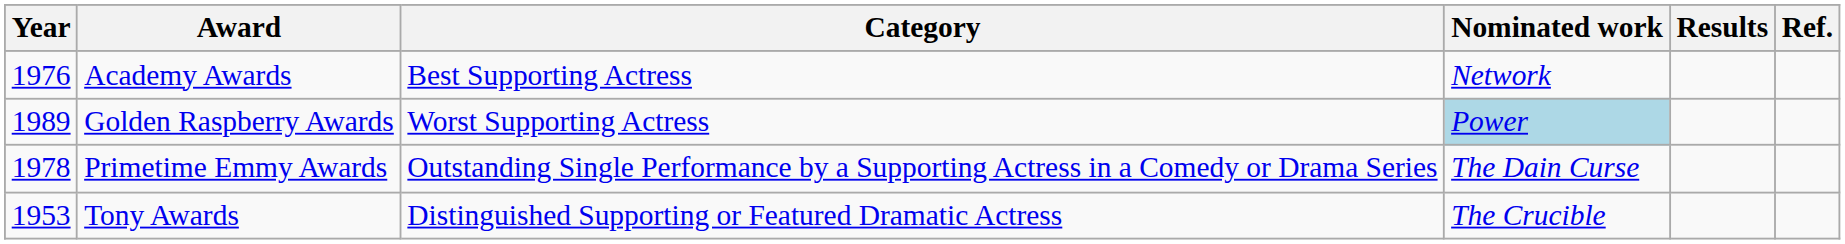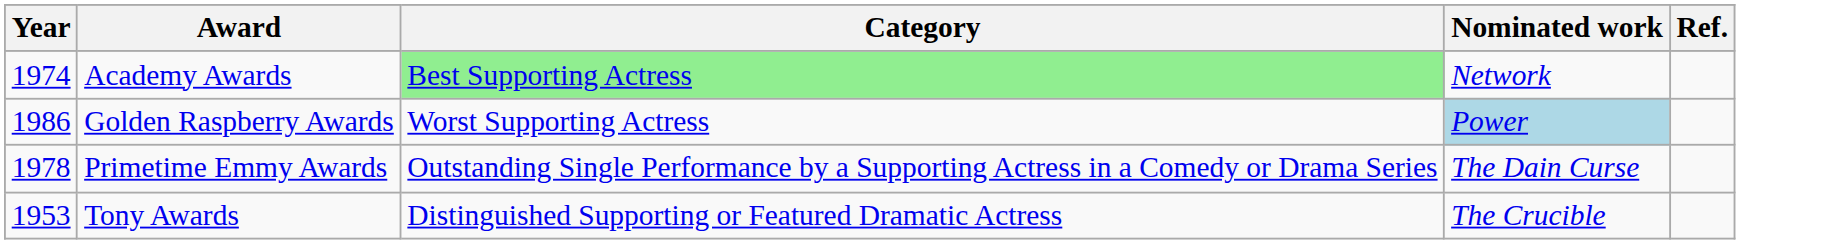- column: (1722, 27)
(41, 74) 1976 -> (41, 74) 1974
(550, 74) no background -> (550, 74) lightgreen background
(41, 121) 1989 -> (41, 121) 1986
